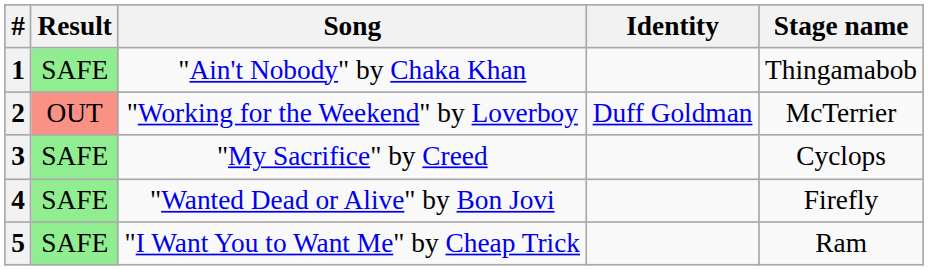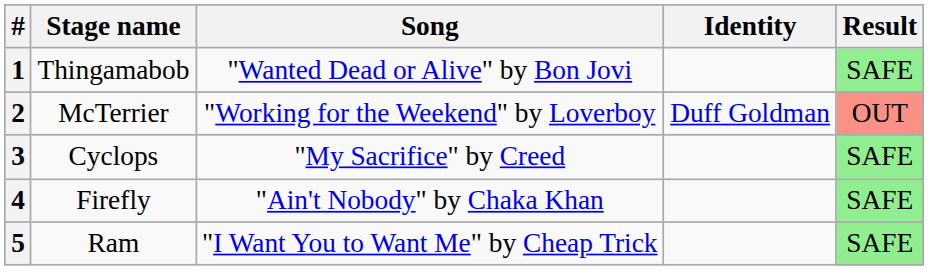columns swapped: (841, 26) <-> (75, 26)
(352, 69) "Ain't Nobody" by Chaka Khan -> (430, 69) "Wanted Dead or Alive" by Bon Jovi
(352, 199) "Wanted Dead or Alive" by Bon Jovi -> (430, 199) "Ain't Nobody" by Chaka Khan
